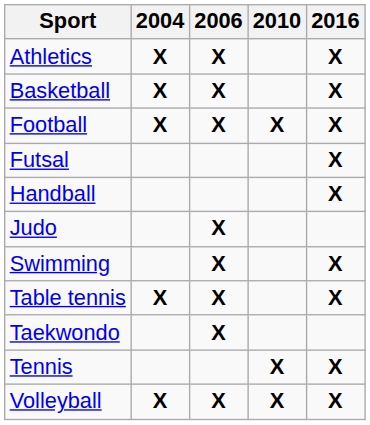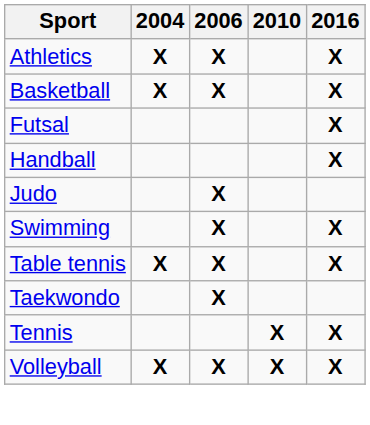- row: (48, 125)
